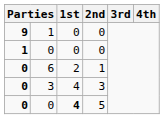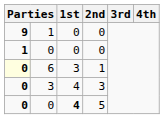(25, 68) no background -> (25, 68) lightyellow background
(76, 68) 2 -> (76, 68) 3
